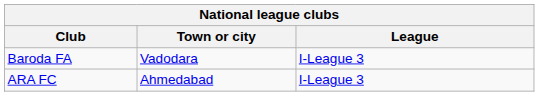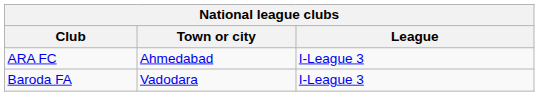rows swapped: (32, 79) <-> (40, 58)
